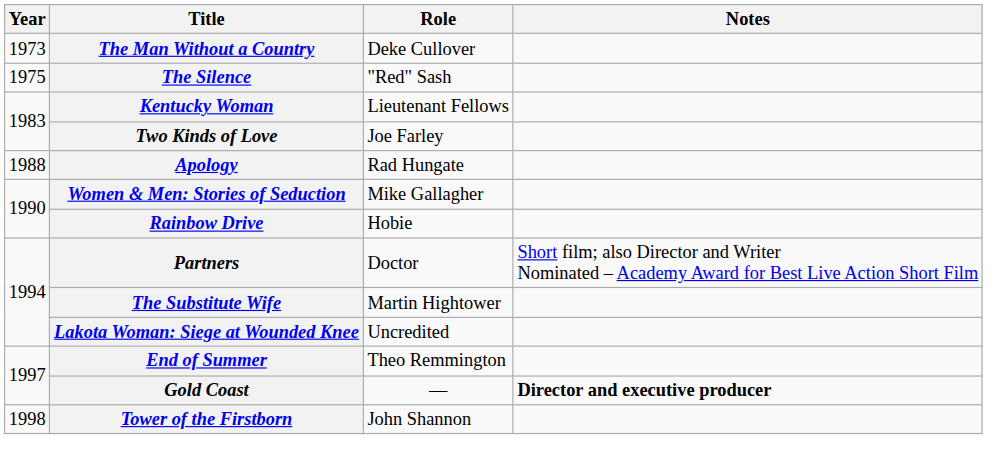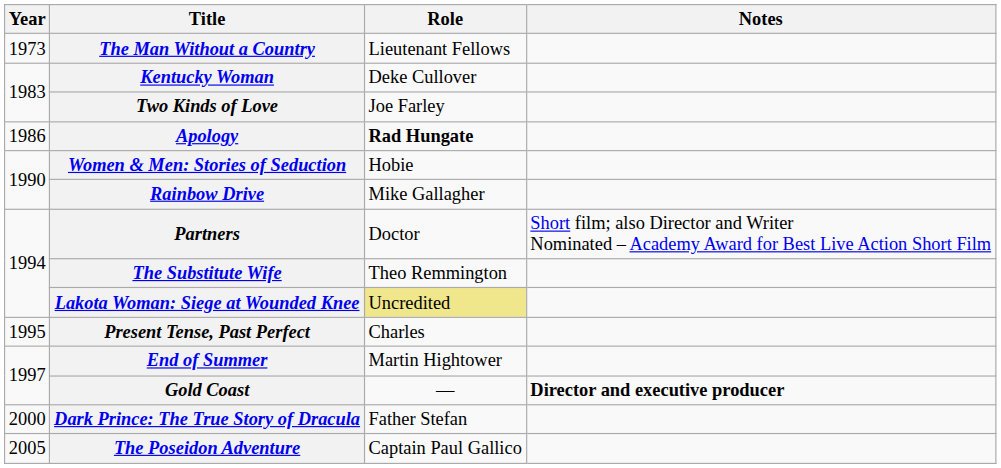(421, 48) Deke Cullover -> (439, 48) Lieutenant Fellows
- row: (206, 77)
(438, 106) Lieutenant Fellows -> (422, 77) Deke Cullover
(27, 164) 1988 -> (27, 135) 1986
(416, 164) normal -> (421, 135) bold
(425, 194) Mike Gallagher -> (391, 164) Hobie
(390, 223) Hobie -> (427, 194) Mike Gallagher
(434, 302) Martin Hightower -> (438, 273) Theo Remmington
(408, 331) no background -> (409, 302) khaki background
+ row: (207, 331)
(437, 360) Theo Remmington -> (435, 360) Martin Hightower
- row: (207, 419)
+ row: (207, 419)
+ row: (207, 448)
